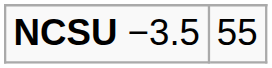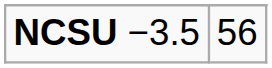(237, 33) 55 -> (237, 33) 56
